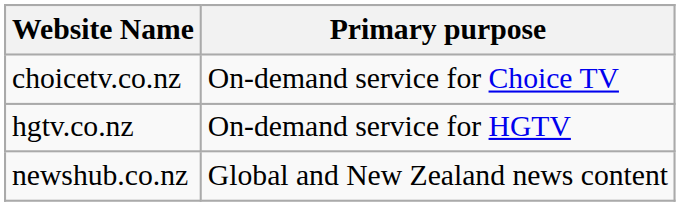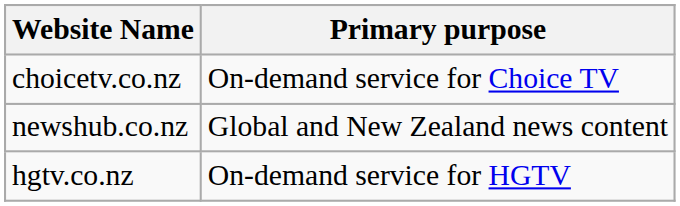rows swapped: (73, 127) <-> (100, 176)
